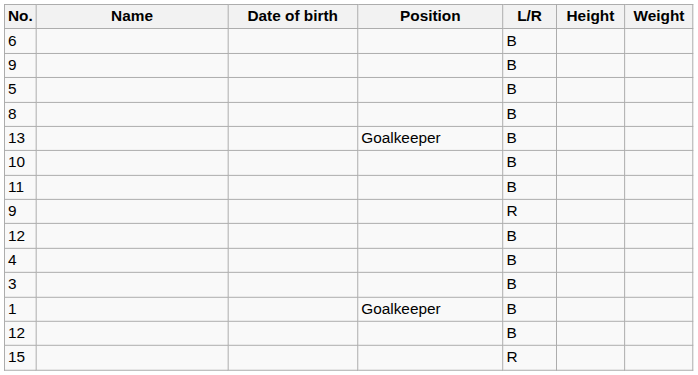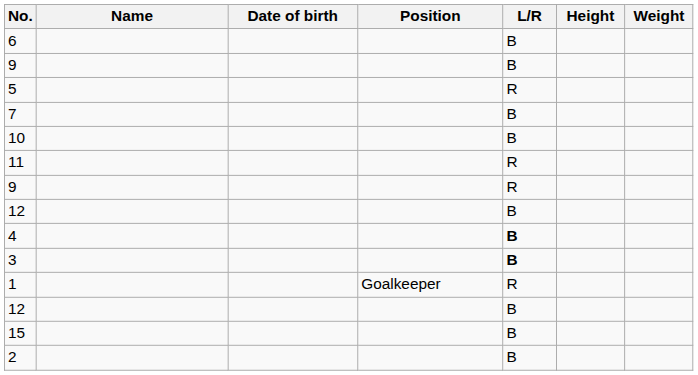(512, 89) B -> (512, 89) R
- row: (12, 114)
- row: (17, 138)
+ row: (12, 114)
(512, 187) B -> (512, 162) R
(512, 260) normal -> (512, 235) bold
(512, 284) normal -> (512, 260) bold
(512, 308) B -> (512, 284) R
(512, 357) R -> (512, 333) B
+ row: (12, 357)
